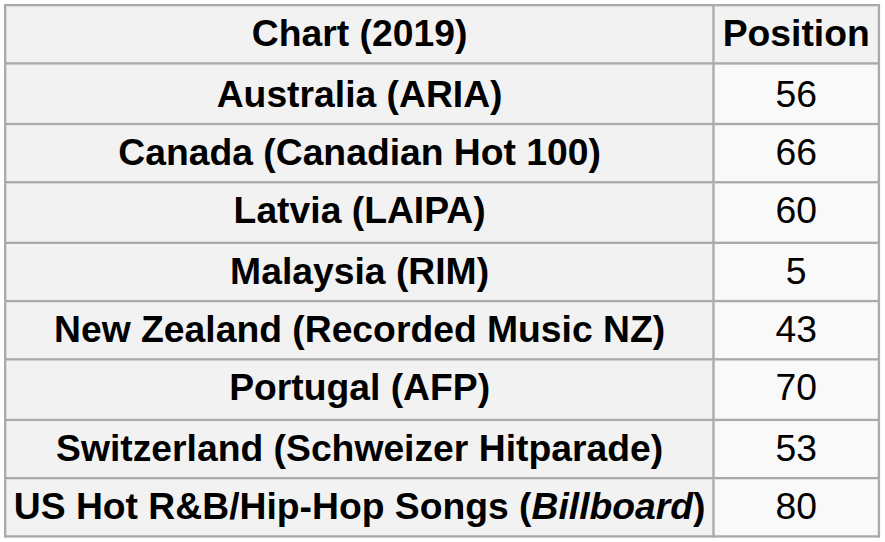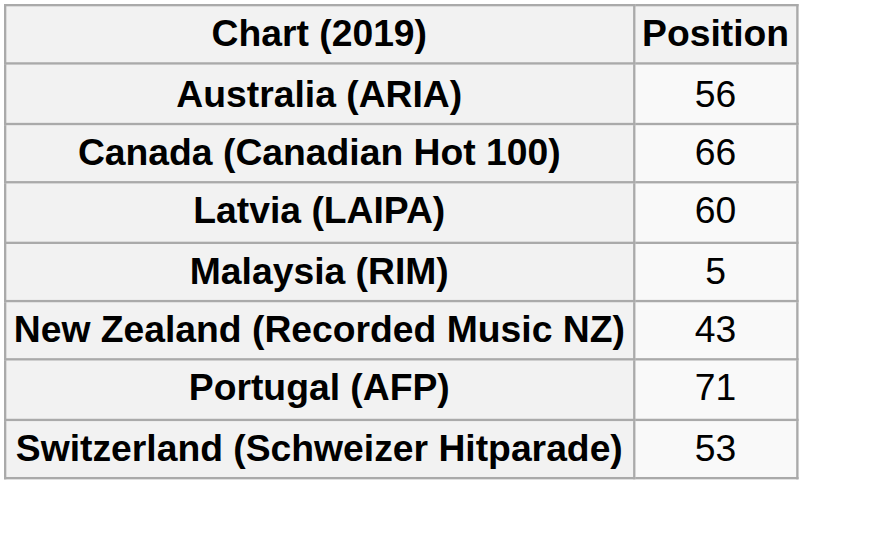(796, 388) 70 -> (716, 388) 71
- row: (360, 507)
